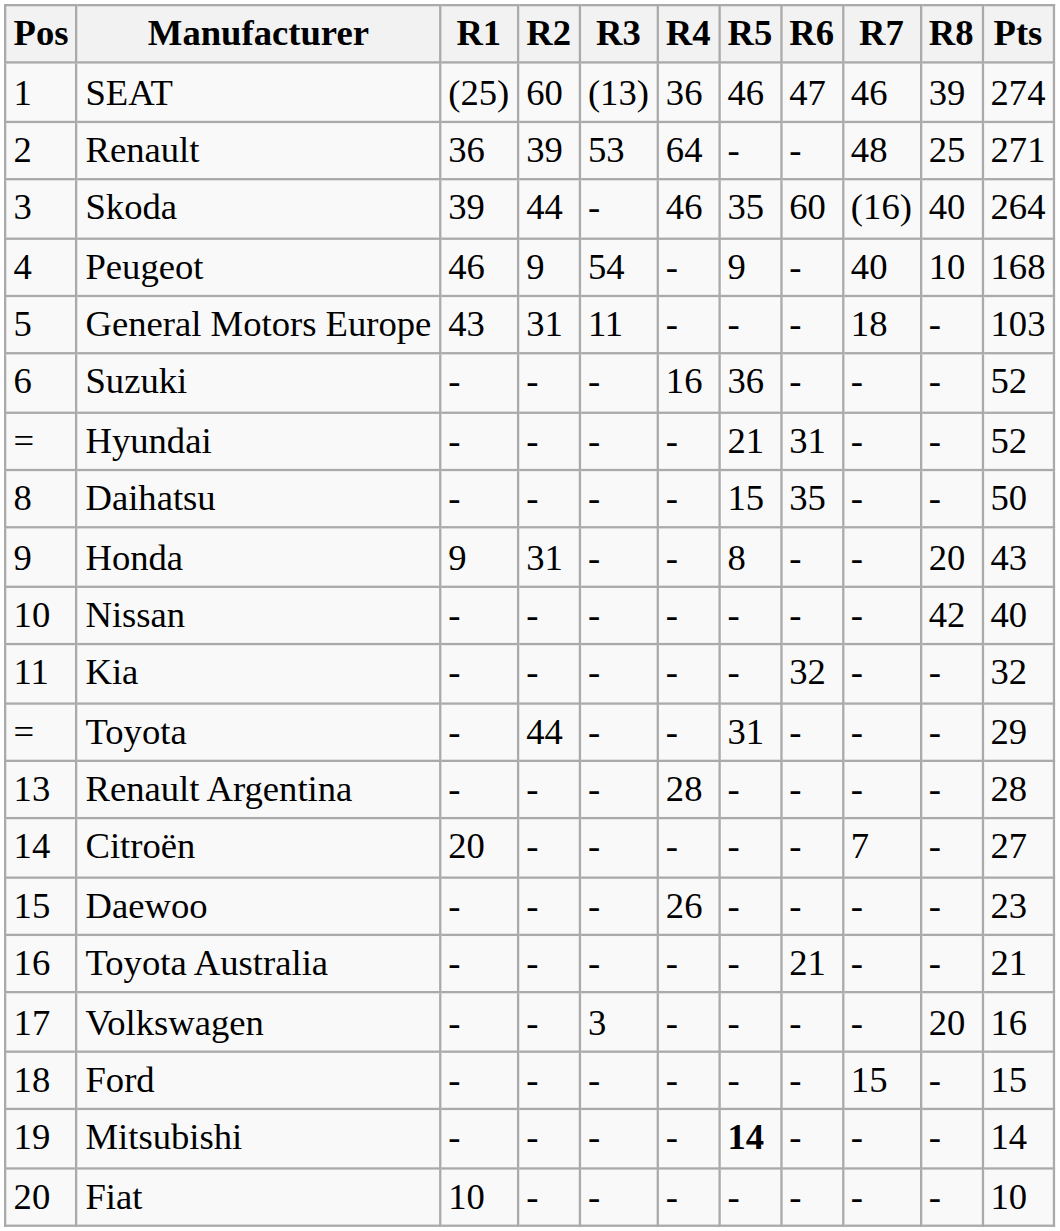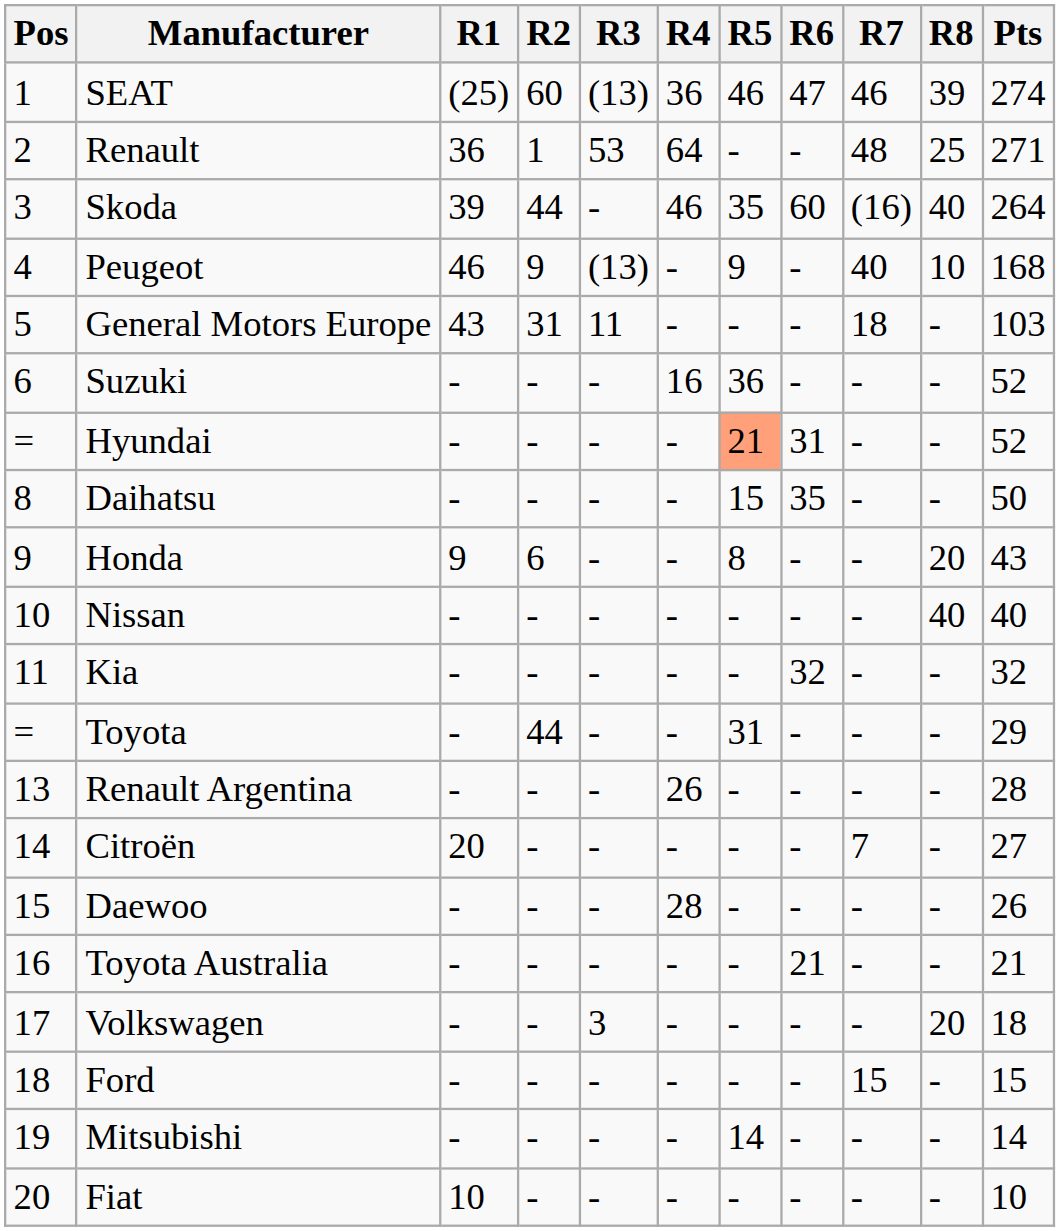(545, 149) 39 -> (535, 149) 1
(606, 265) 54 -> (618, 265) (13)
(746, 440) no background -> (746, 440) lightsalmon background
(545, 556) 31 -> (535, 556) 6
(947, 614) 42 -> (947, 614) 40
(684, 788) 28 -> (684, 788) 26
(684, 905) 26 -> (684, 905) 28
(1009, 905) 23 -> (1009, 905) 26
(1009, 1021) 16 -> (1009, 1021) 18
(746, 1137) bold -> (746, 1137) normal
